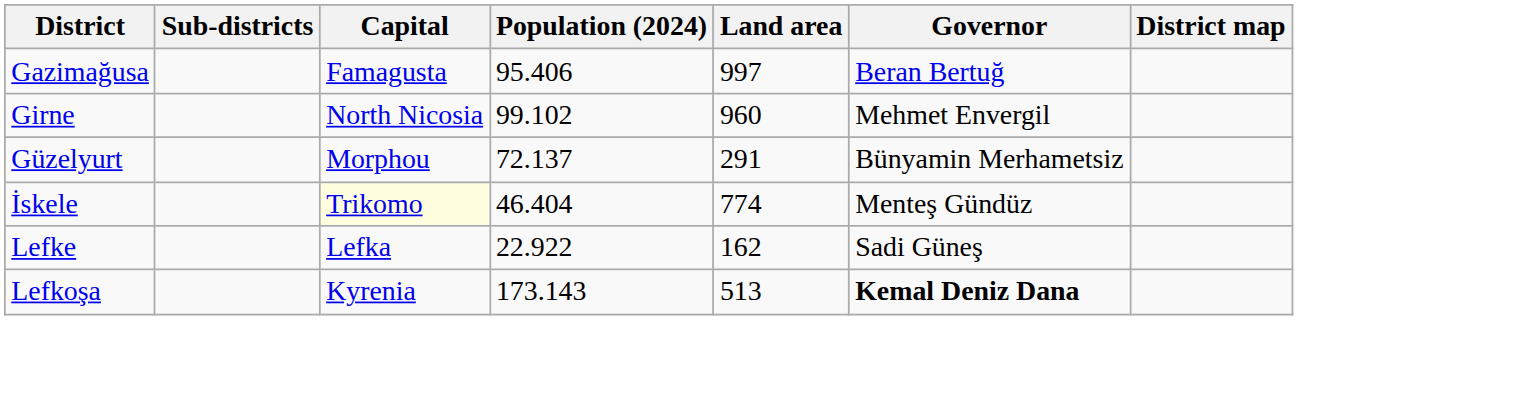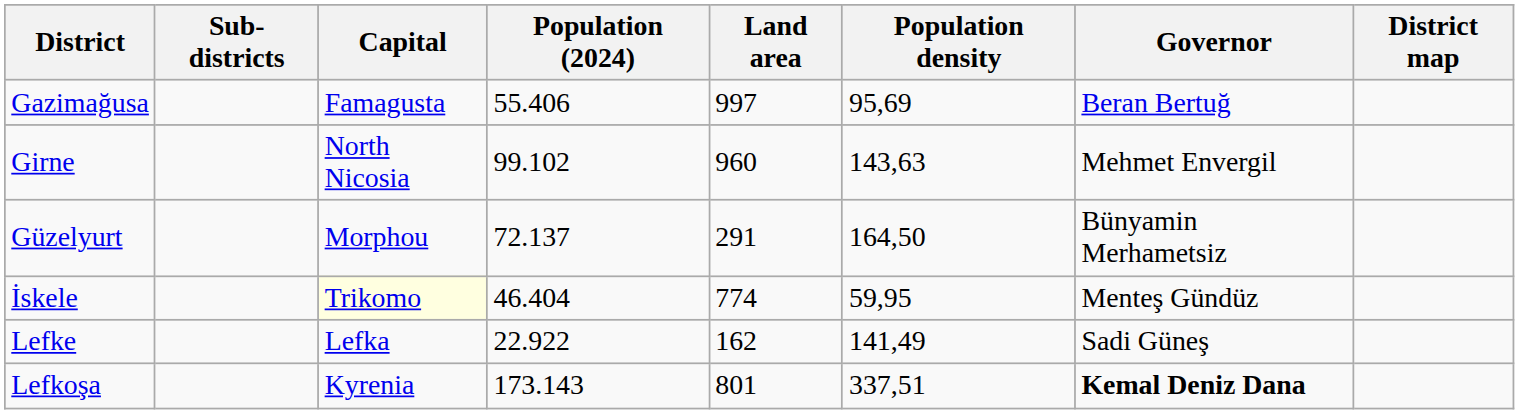+ column: (959, 42)
(534, 70) 95.406 -> (532, 102) 55.406
(741, 291) 513 -> (736, 385) 801
